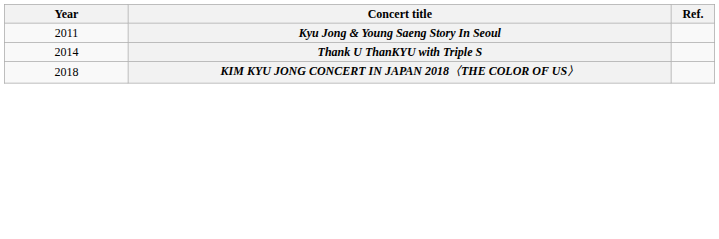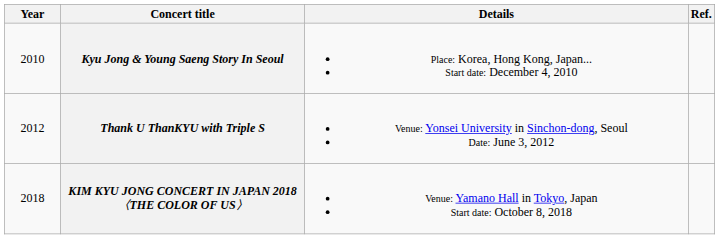+ column: (496, 14)
(66, 33) 2011 -> (32, 58) 2010
(66, 52) 2014 -> (32, 128) 2012
